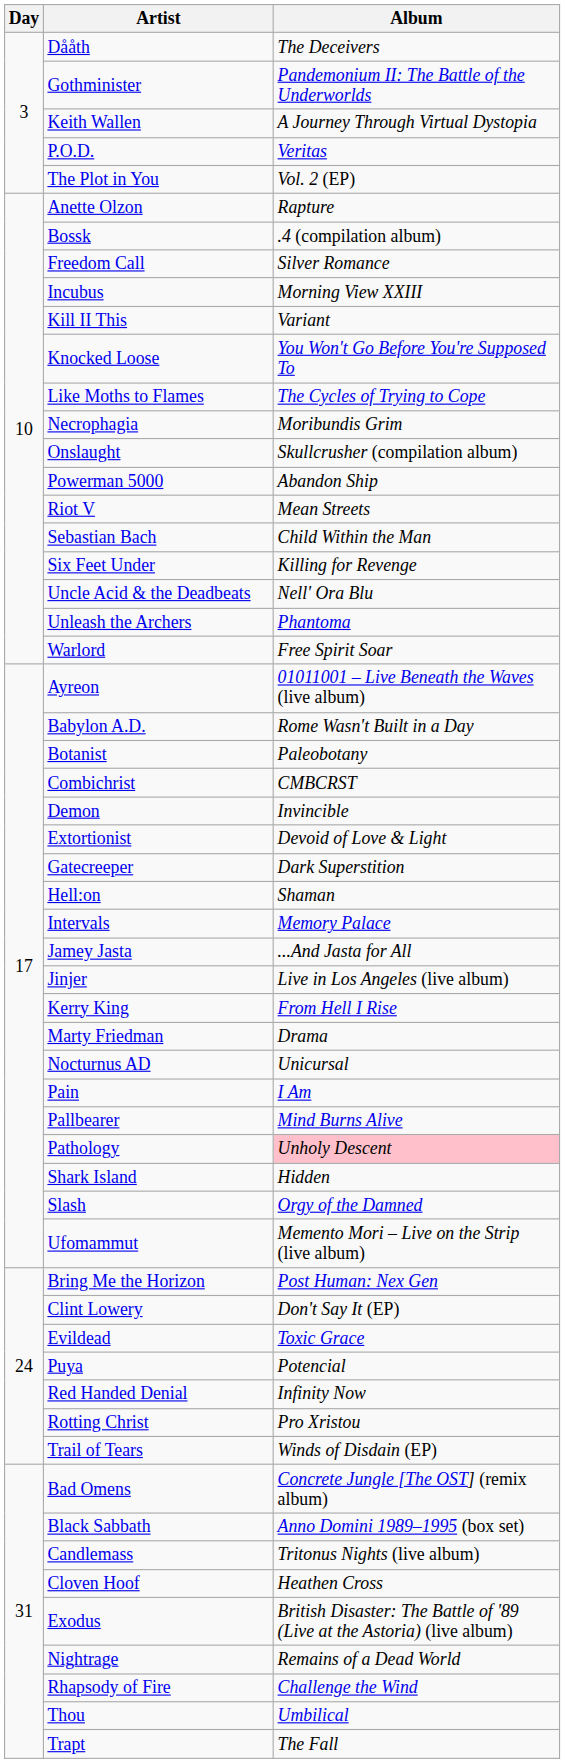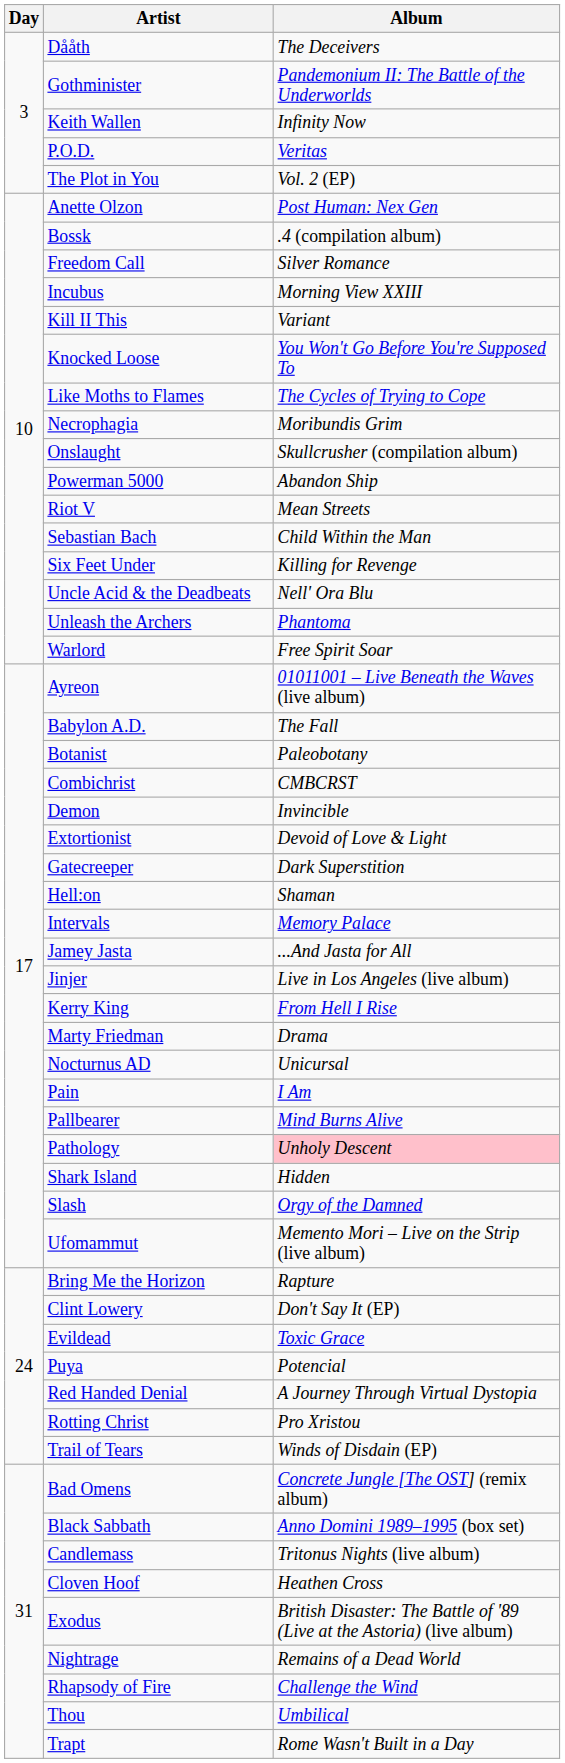(407, 123) A Journey Through Virtual Dystopia -> (322, 123) Infinity Now
(306, 207) Rapture -> (358, 207) Post Human: Nex Gen
(376, 726) Rome Wasn't Built in a Day -> (308, 726) The Fall
(358, 1281) Post Human: Nex Gen -> (306, 1281) Rapture
(322, 1394) Infinity Now -> (407, 1394) A Journey Through Virtual Dystopia
(308, 1743) The Fall -> (376, 1743) Rome Wasn't Built in a Day
